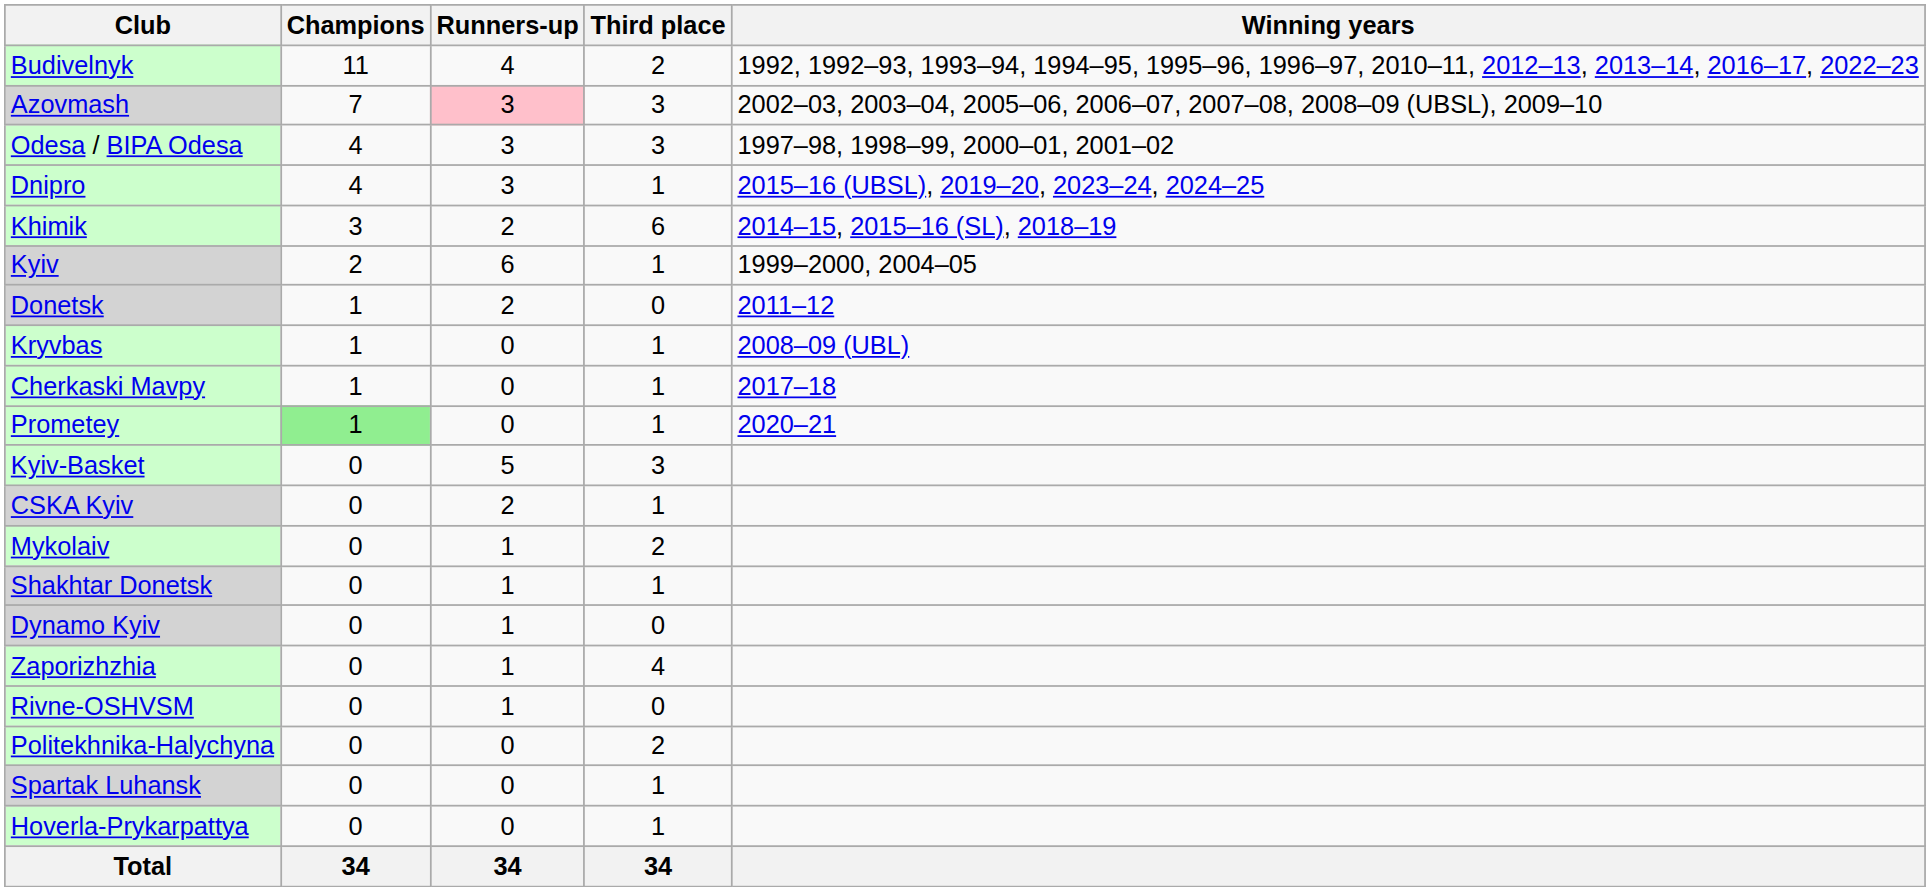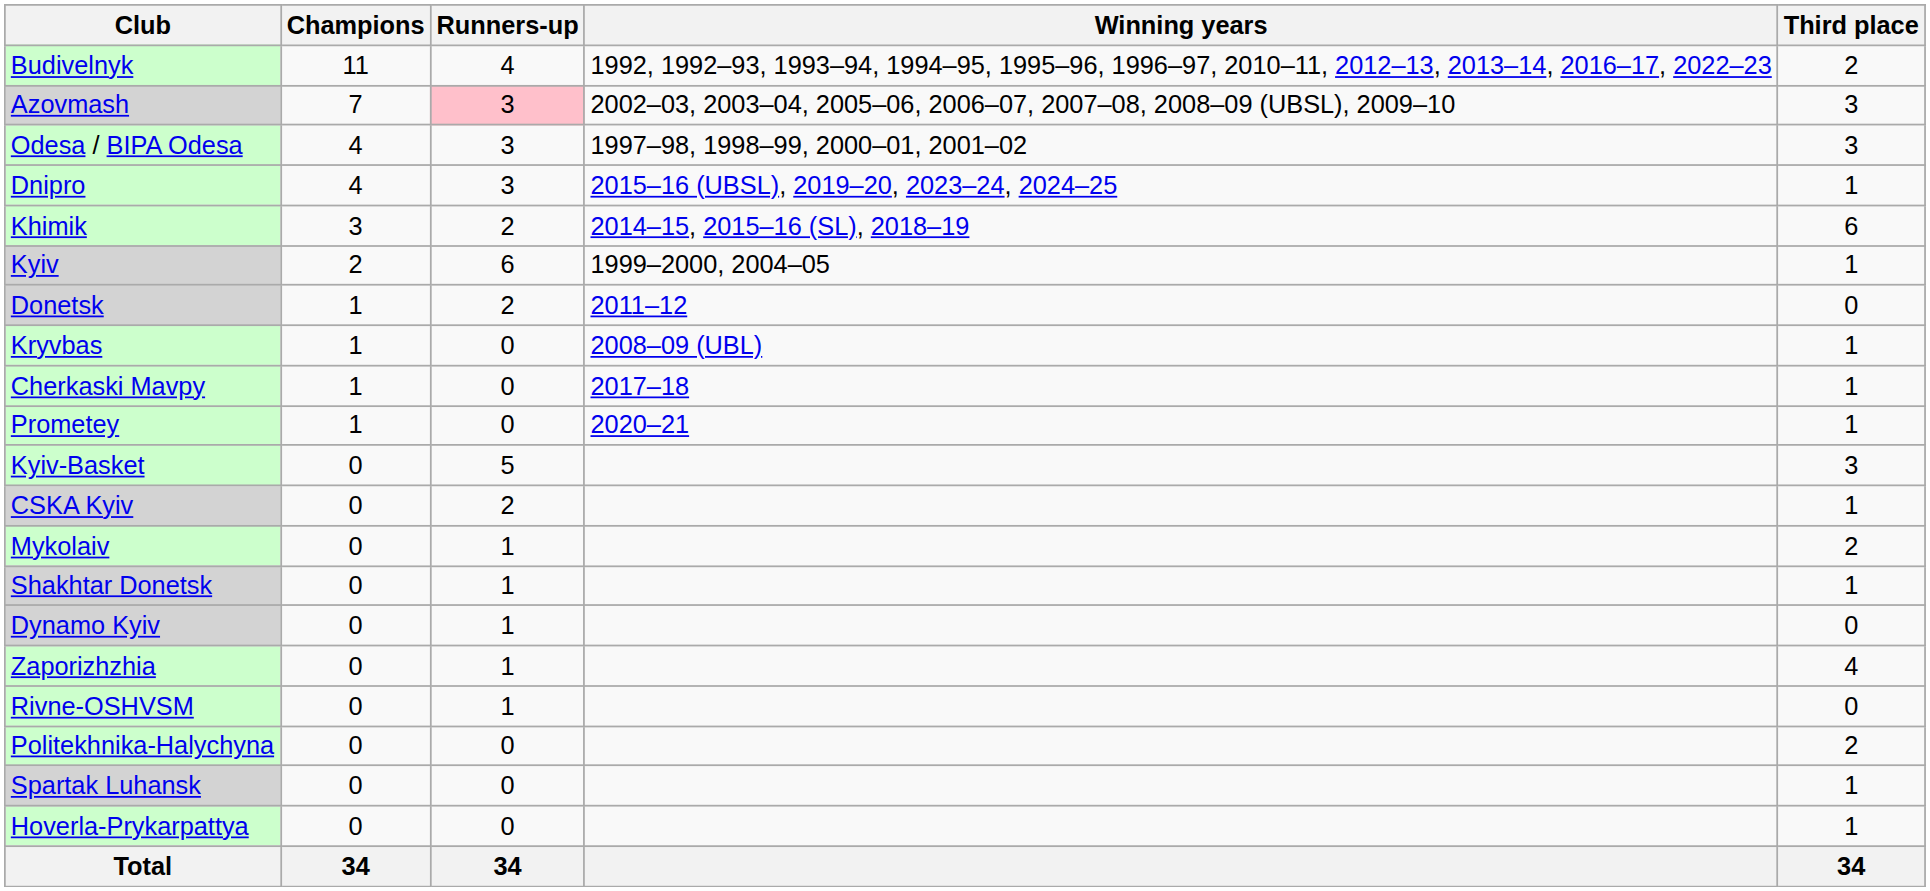columns swapped: (658, 25) <-> (1328, 25)
(356, 426) lightgreen background -> (356, 426) no background
